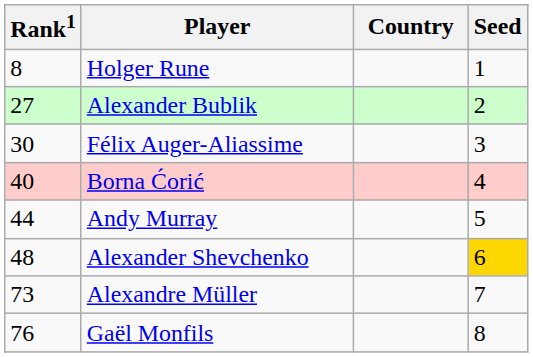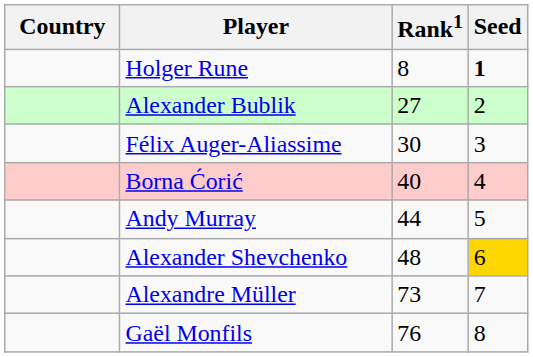columns swapped: (411, 26) <-> (43, 26)
(480, 67) normal -> (480, 67) bold
